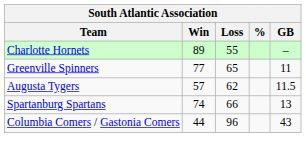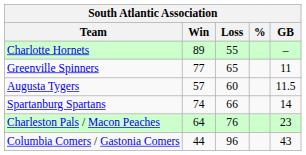(232, 86) 62 -> (232, 86) 60
(286, 104) 13 -> (286, 104) 14
+ row: (83, 123)
